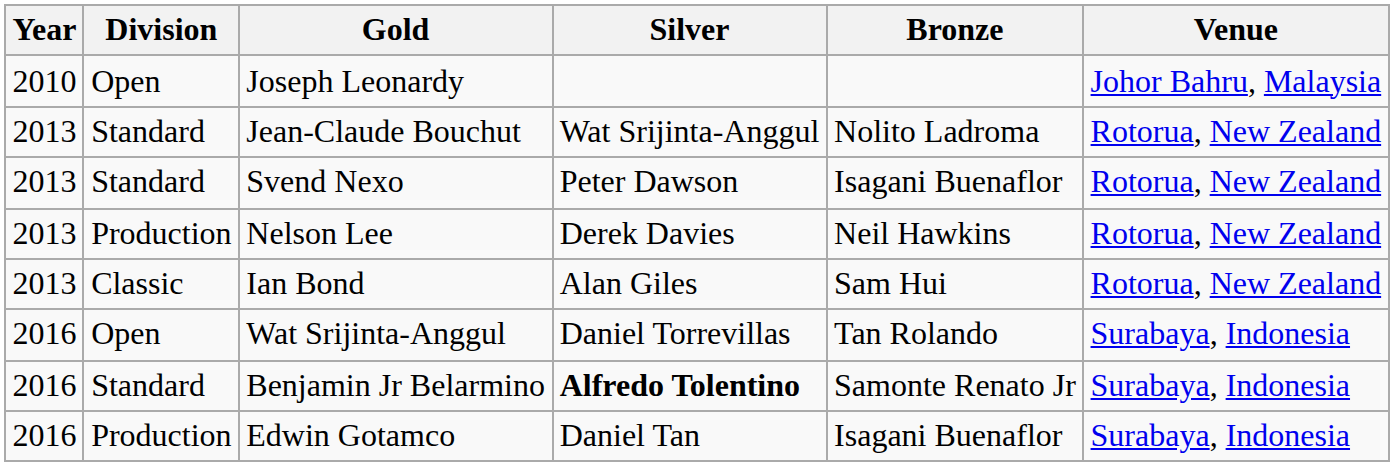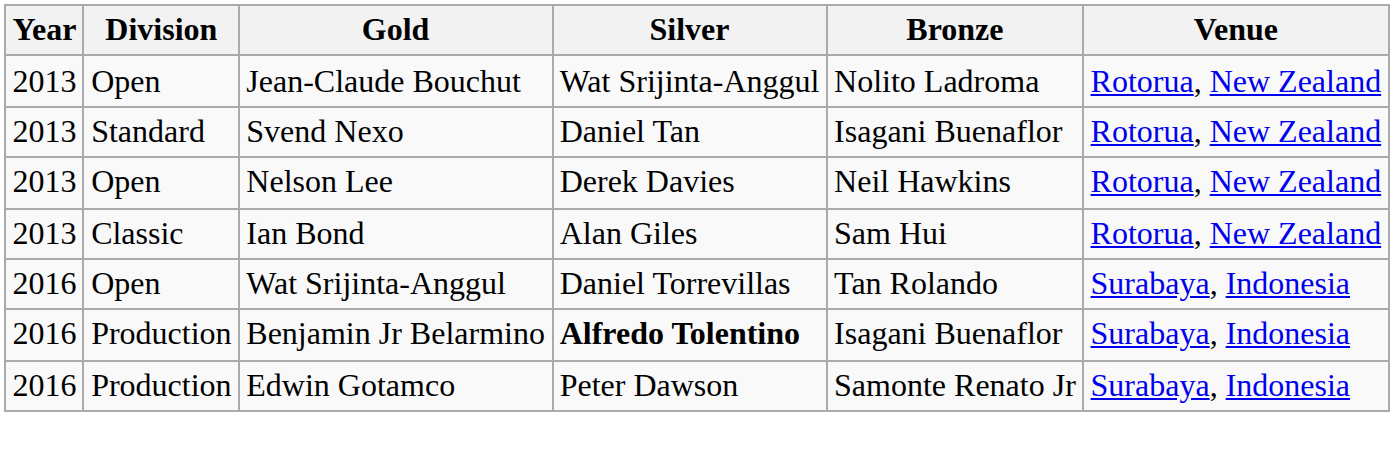- row: (355, 80)
(148, 131) Standard -> (126, 80) Open
(649, 182) Peter Dawson -> (630, 131) Daniel Tan
(161, 232) Production -> (126, 182) Open
(148, 385) Standard -> (161, 334) Production
(955, 385) Samonte Renato Jr -> (948, 334) Isagani Buenaflor
(630, 435) Daniel Tan -> (649, 385) Peter Dawson
(948, 435) Isagani Buenaflor -> (955, 385) Samonte Renato Jr
